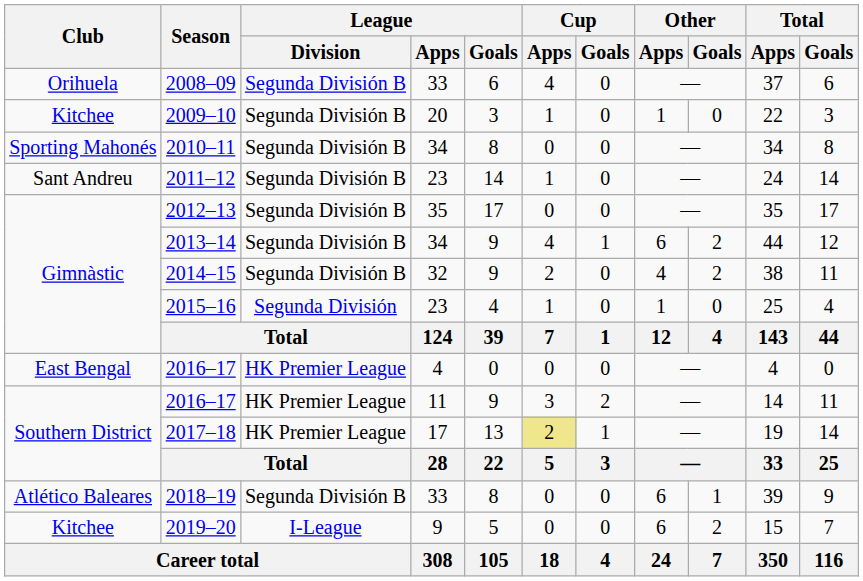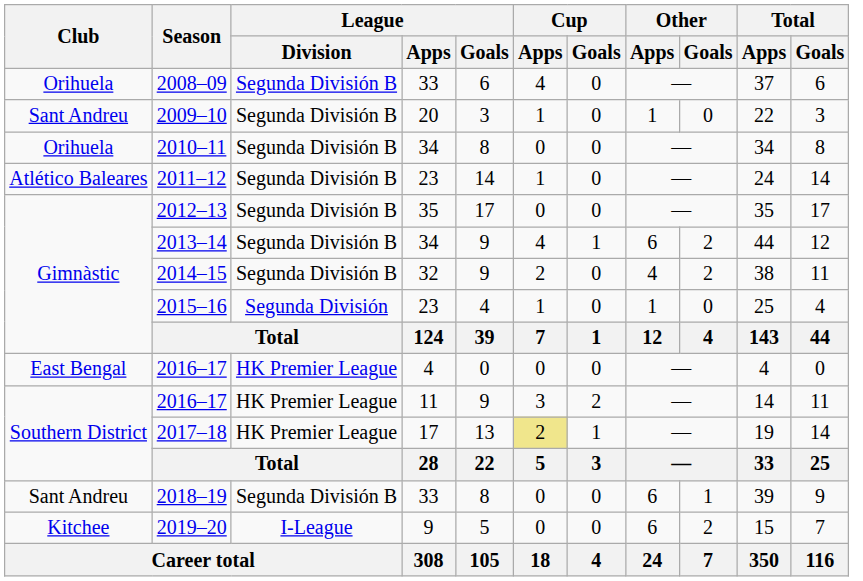(83, 115) Kitchee -> (78, 115) Sant Andreu
(83, 147) Sporting Mahonés -> (78, 147) Orihuela
(83, 178) Sant Andreu -> (78, 178) Atlético Baleares
(83, 496) Atlético Baleares -> (78, 496) Sant Andreu
